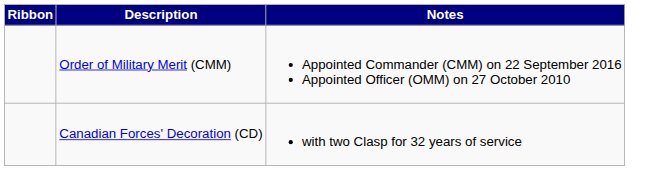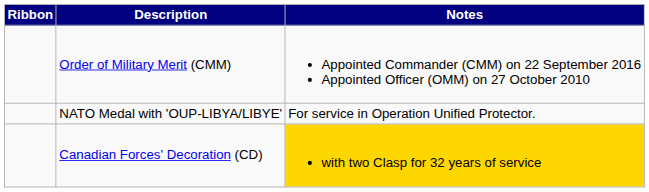+ row: (171, 113)
(445, 142) no background -> (465, 163) gold background
